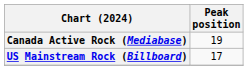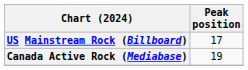rows swapped: (97, 57) <-> (97, 40)
